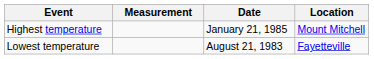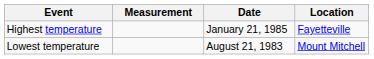(331, 29) Mount Mitchell -> (324, 29) Fayetteville
(324, 46) Fayetteville -> (331, 46) Mount Mitchell
